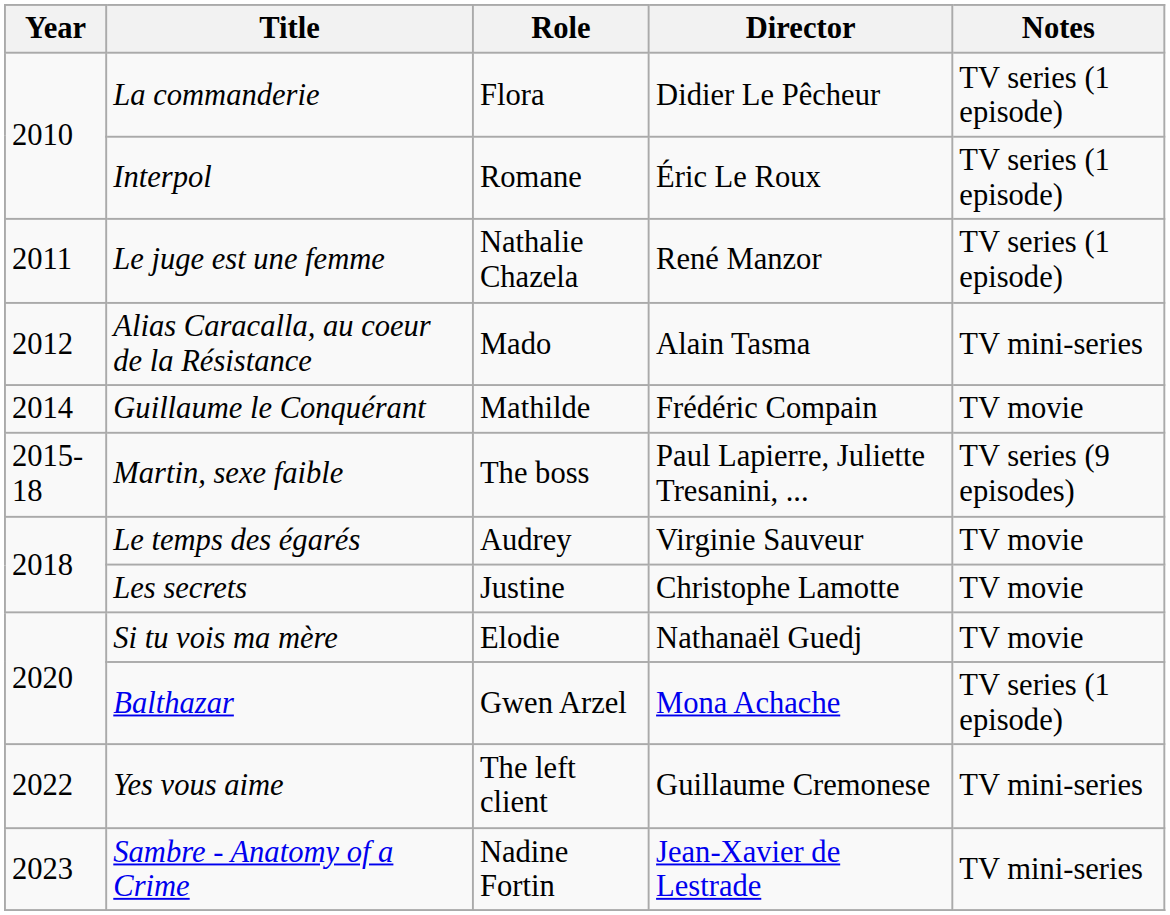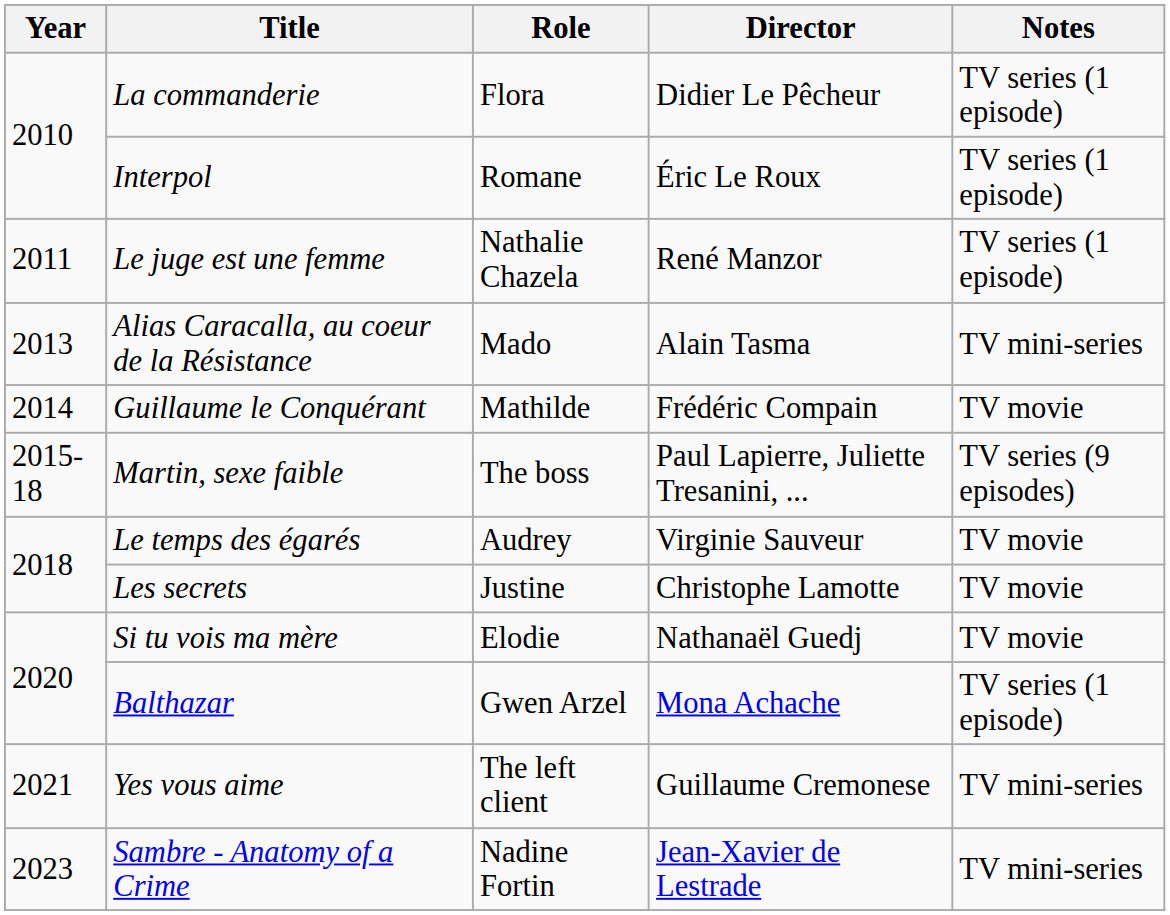(43, 342) 2012 -> (43, 342) 2013
(43, 785) 2022 -> (43, 785) 2021
